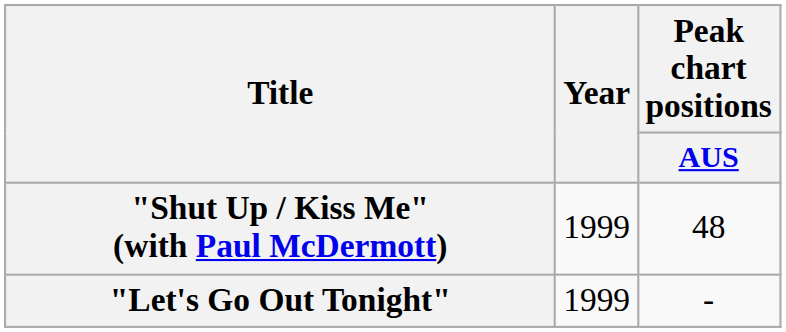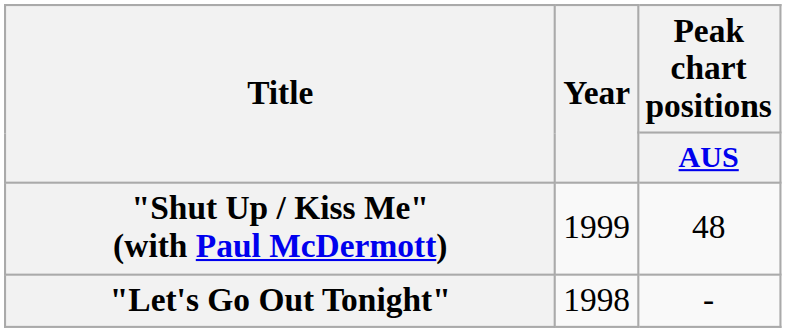(597, 299) 1999 -> (597, 299) 1998
